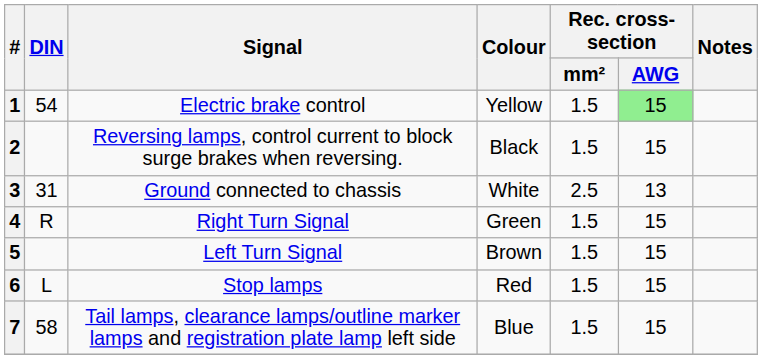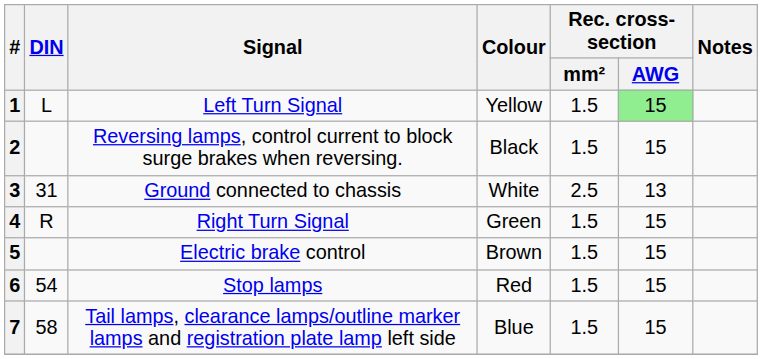(46, 105) 54 -> (46, 105) L
(273, 105) Electric brake control -> (273, 105) Left Turn Signal
(273, 253) Left Turn Signal -> (273, 253) Electric brake control
(46, 285) L -> (46, 285) 54
